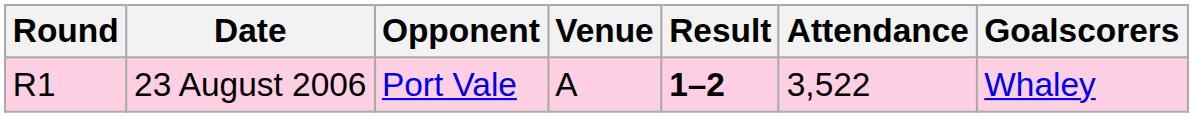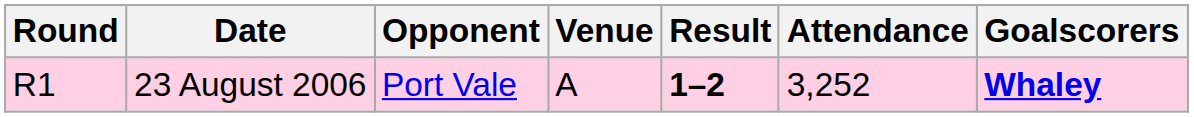(829, 84) 3,522 -> (829, 84) 3,252
(1040, 84) normal -> (1043, 84) bold
